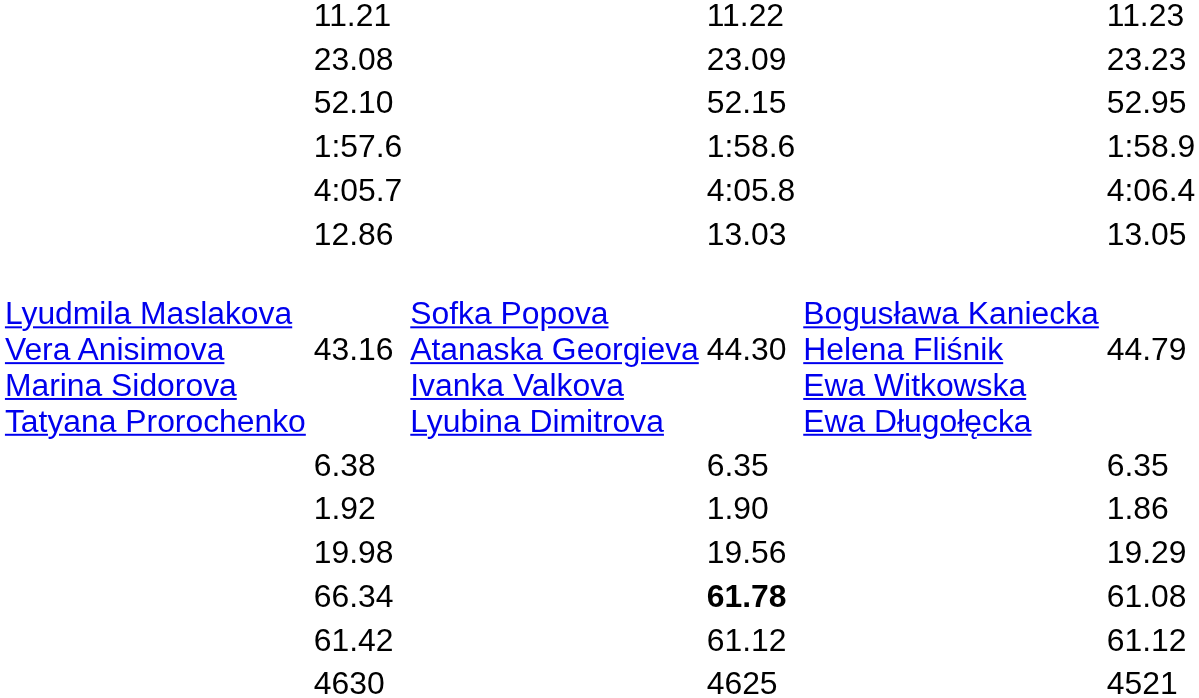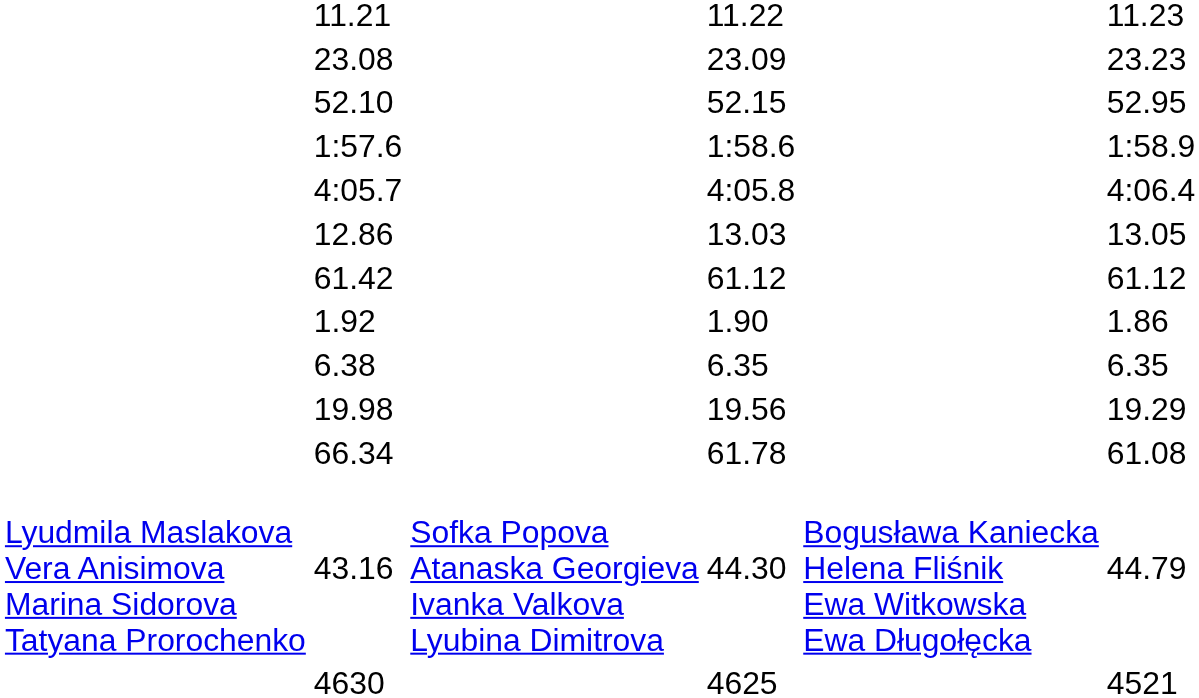rows swapped: (354, 349) <-> (354, 640)
rows swapped: (345, 508) <-> (345, 465)
(747, 596) bold -> (747, 453) normal
